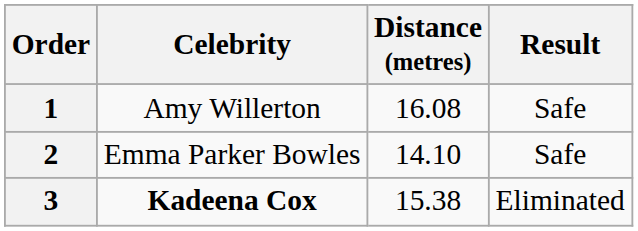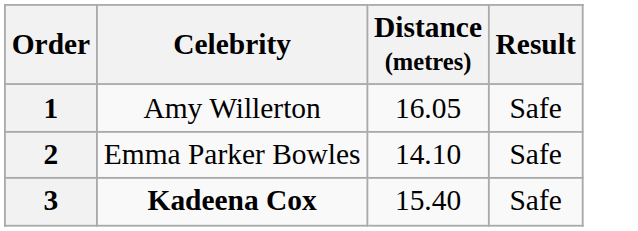(428, 107) 16.08 -> (428, 107) 16.05
(428, 201) 15.38 -> (428, 201) 15.40
(560, 201) Eliminated -> (536, 201) Safe
